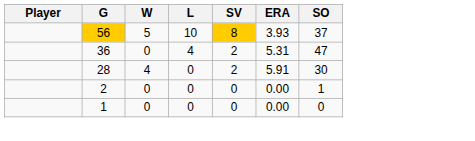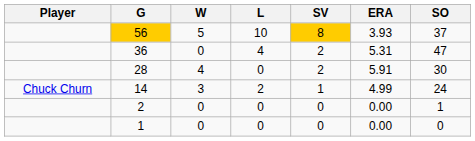+ row: (141, 88)
